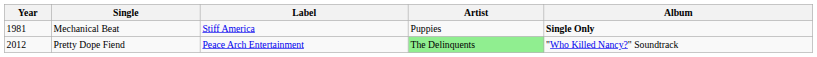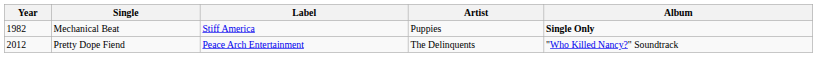(16, 28) 1981 -> (16, 28) 1982
(443, 44) lightgreen background -> (443, 44) no background
